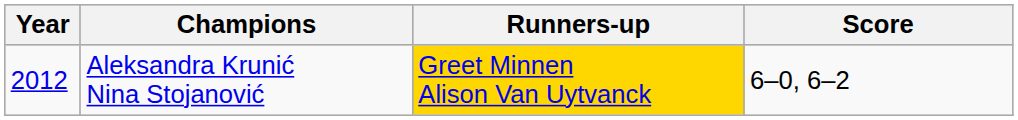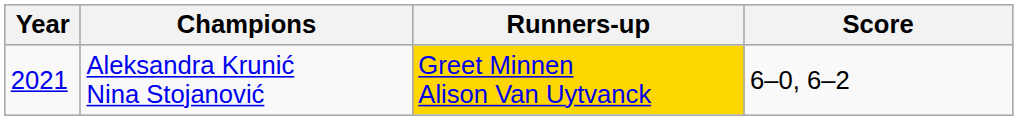(39, 79) 2012 -> (39, 79) 2021
